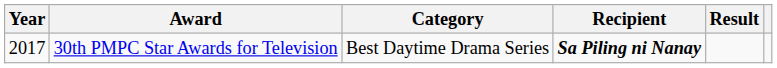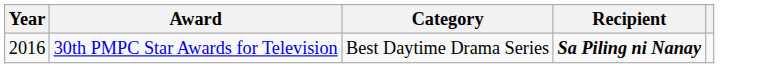- column: (734, 18)
(27, 47) 2017 -> (27, 47) 2016
